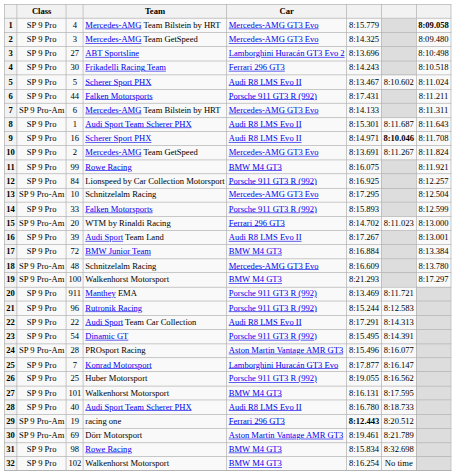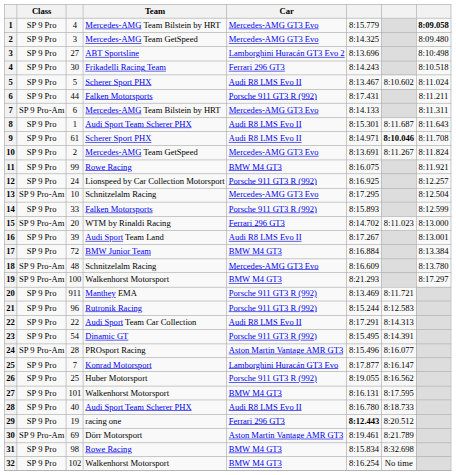(75, 138) 16 -> (75, 138) 61
(75, 180) 84 -> (75, 180) 24
(42, 421) SP 9 Pro-Am -> (42, 421) SP 9 Pro
